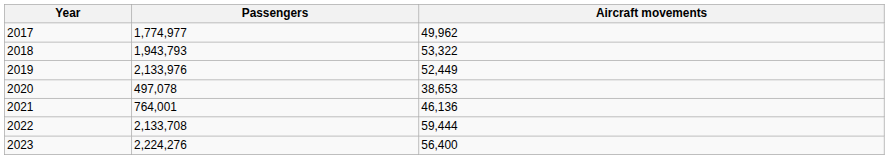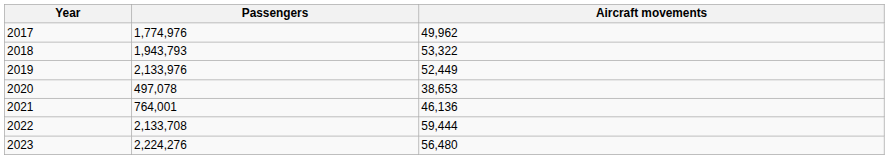(160, 32) 1,774,977 -> (160, 32) 1,774,976
(439, 145) 56,400 -> (439, 145) 56,480
